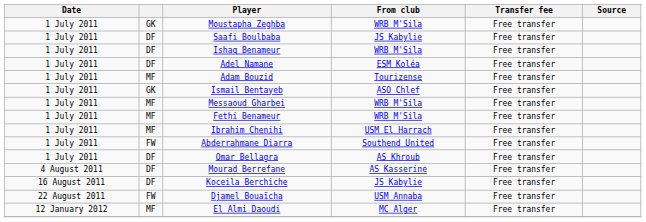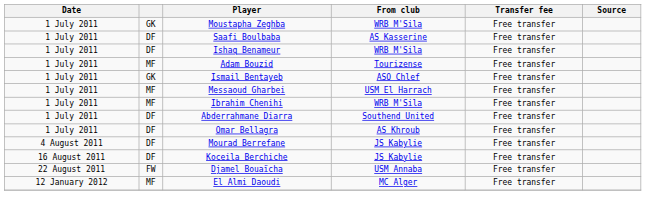(398, 38) JS Kabylie -> (398, 38) AS Kasserine
- row: (247, 64)
(398, 104) WRB M'Sila -> (398, 91) USM El Harrach
- row: (247, 117)
(398, 130) USM El Harrach -> (398, 104) WRB M'Sila
(151, 144) FW -> (151, 117) DF
(398, 170) AS Kasserine -> (398, 144) JS Kabylie
